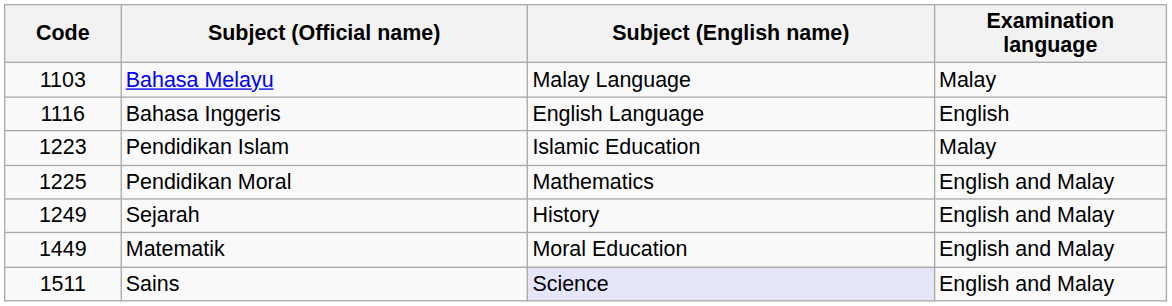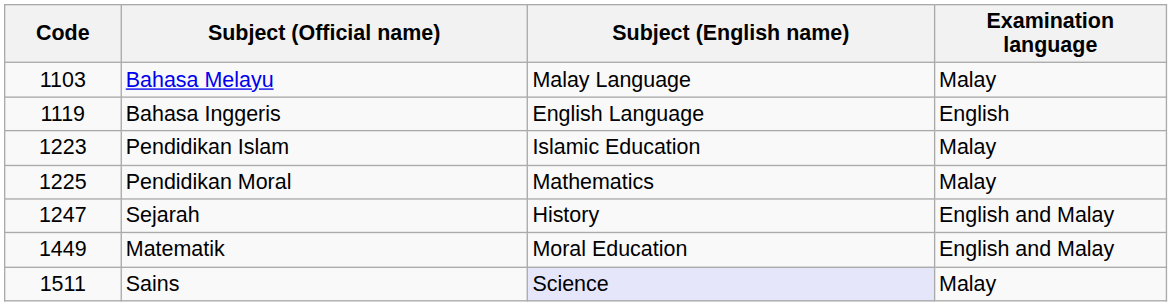(63, 113) 1116 -> (63, 113) 1119
(1027, 181) English and Malay -> (968, 181) Malay
(63, 215) 1249 -> (63, 215) 1247
(1027, 283) English and Malay -> (968, 283) Malay
